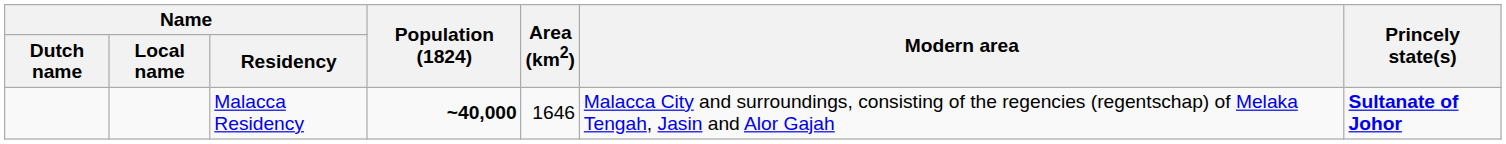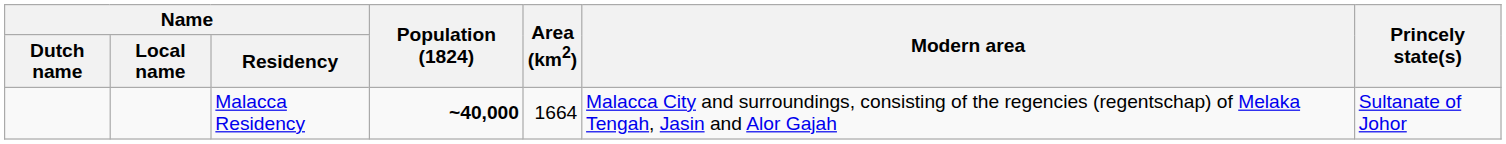(554, 113) 1646 -> (556, 113) 1664
(1404, 113) bold -> (1410, 113) normal
